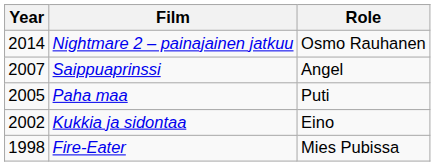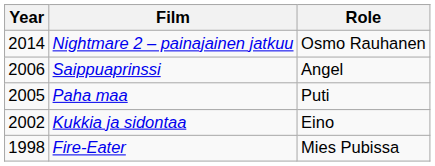(27, 69) 2007 -> (27, 69) 2006
